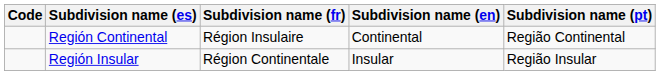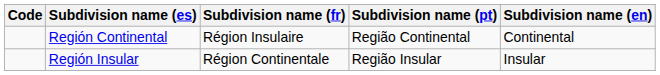columns swapped: (579, 15) <-> (426, 15)
